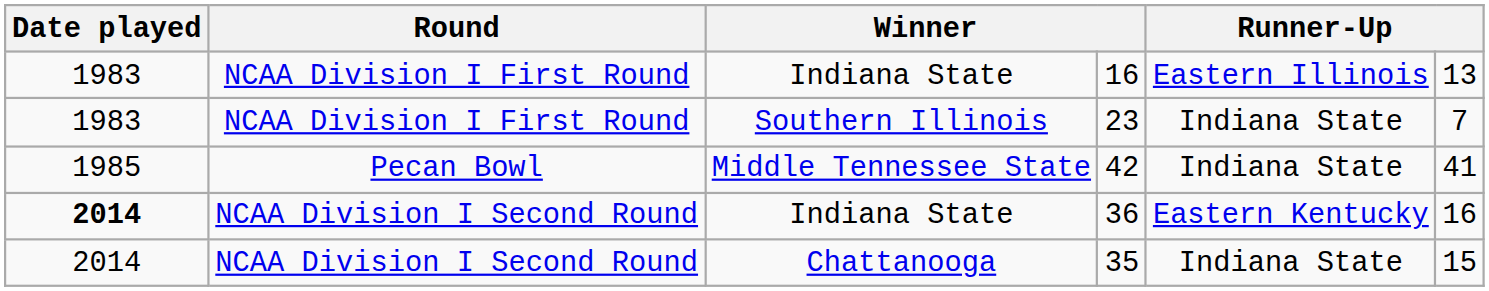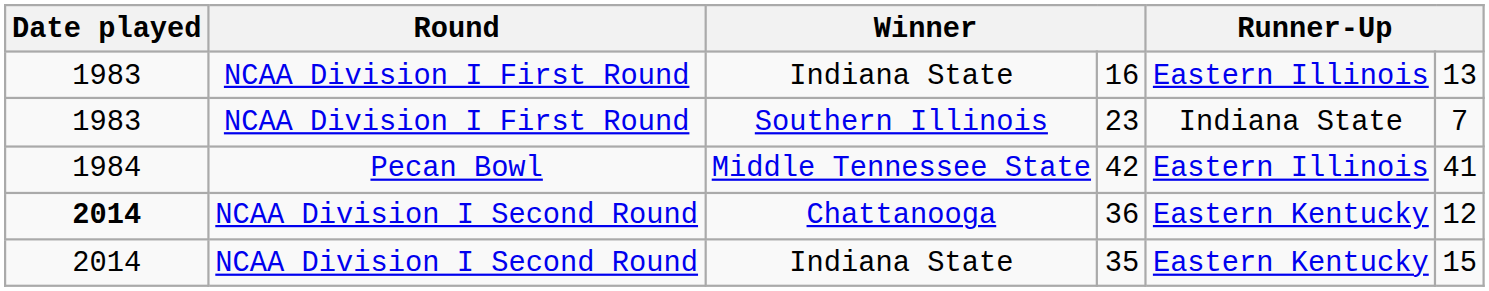(107, 169) 1985 -> (107, 169) 1984
(1291, 169) Indiana State -> (1291, 169) Eastern Illinois
(901, 216) Indiana State -> (901, 216) Chattanooga
(1460, 216) 16 -> (1460, 216) 12
(901, 263) Chattanooga -> (901, 263) Indiana State
(1291, 263) Indiana State -> (1291, 263) Eastern Kentucky
